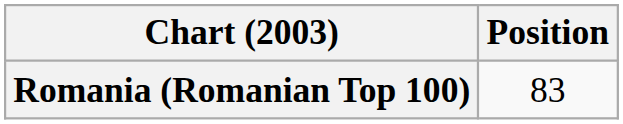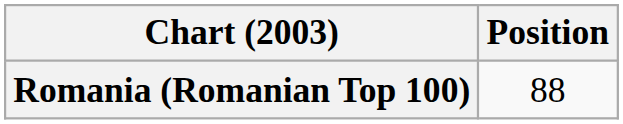(548, 88) 83 -> (548, 88) 88
